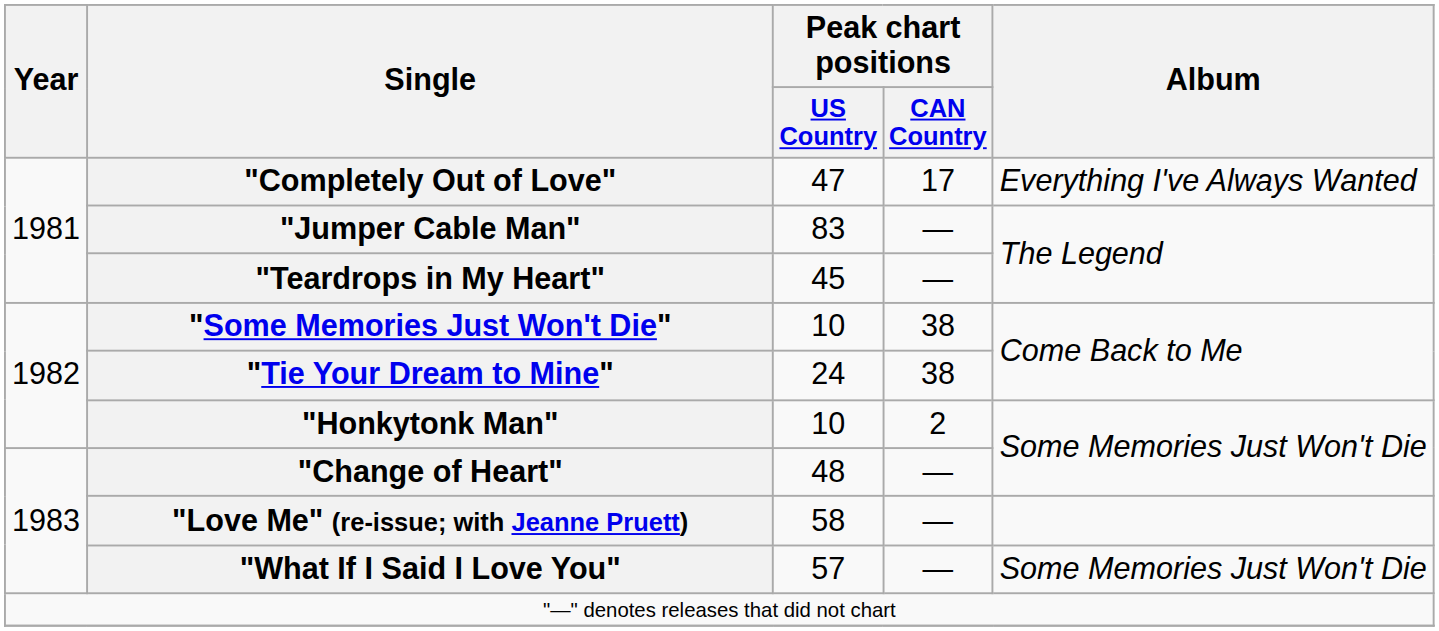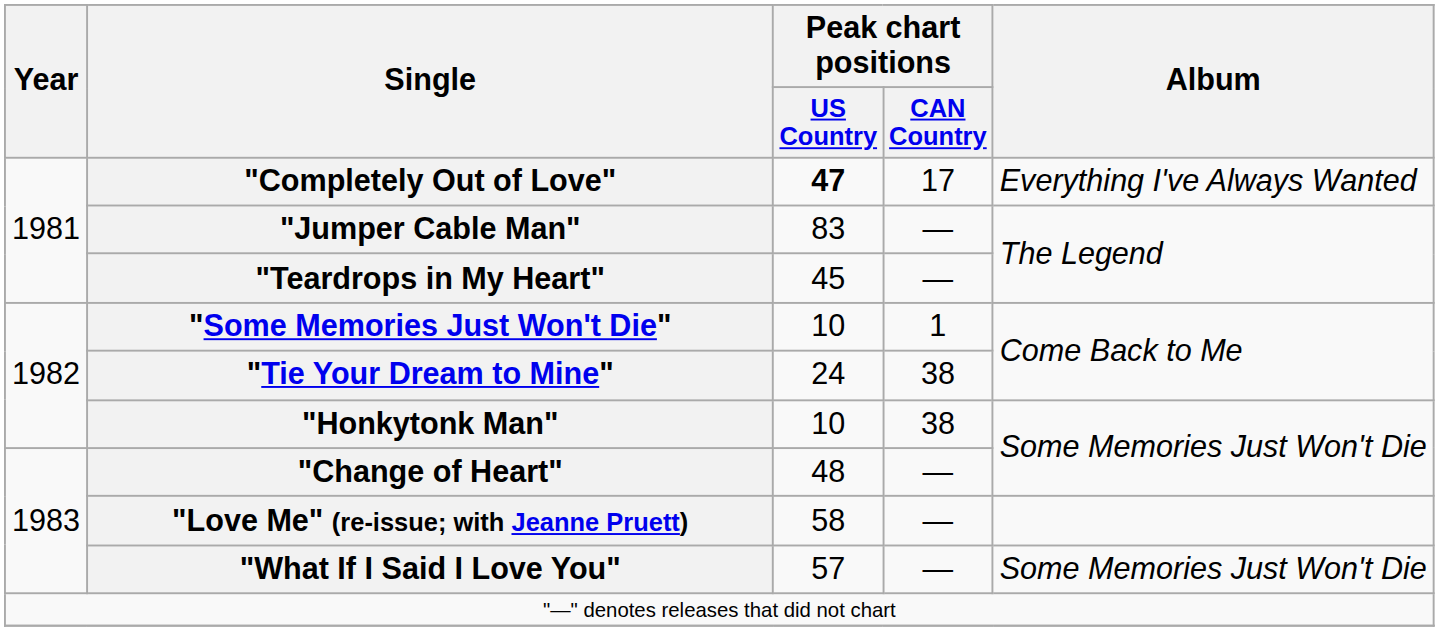(828, 180) normal -> (828, 180) bold
(938, 326) 38 -> (938, 326) 1
(938, 423) 2 -> (938, 423) 38
